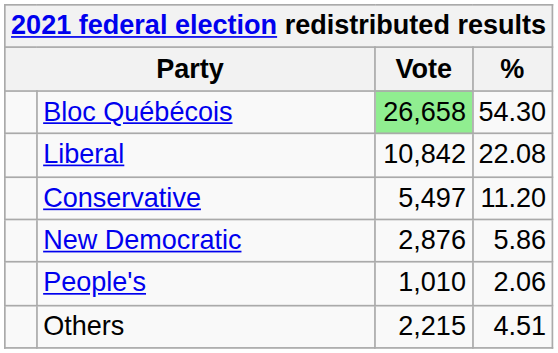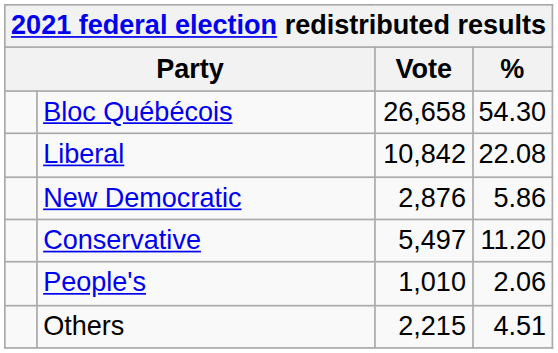(425, 111) lightgreen background -> (425, 111) no background
rows swapped: (122, 197) <-> (142, 240)
